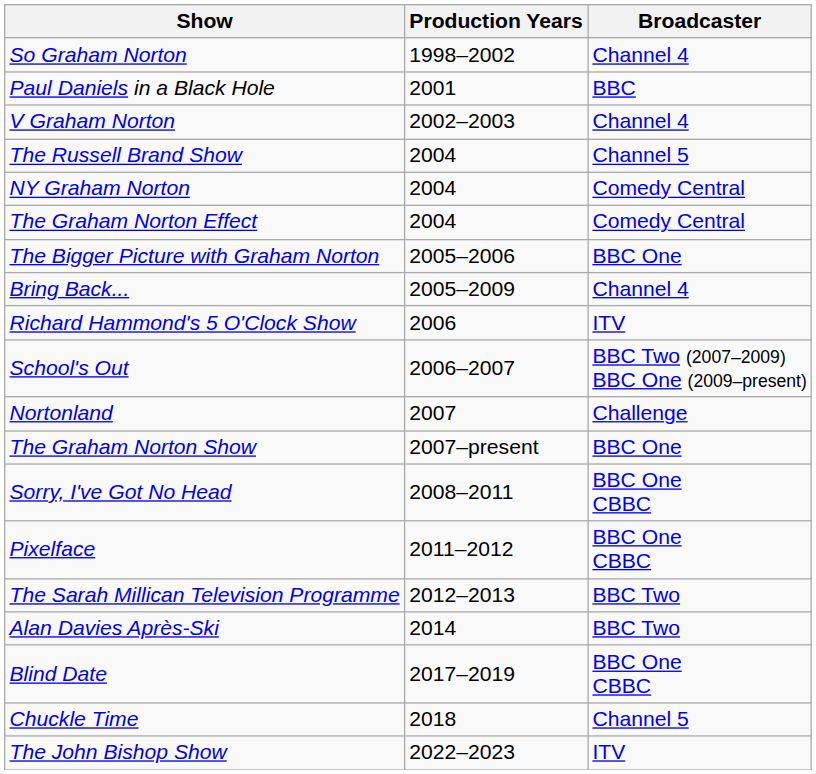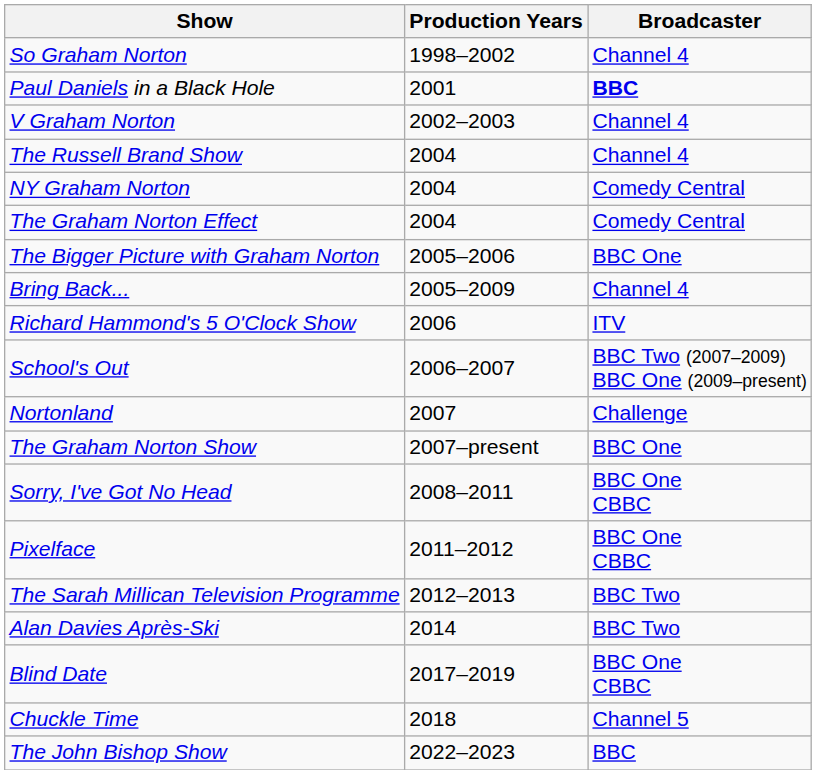(614, 88) normal -> (615, 88) bold
(641, 155) Channel 5 -> (641, 155) Channel 4
(609, 752) ITV -> (614, 752) BBC
